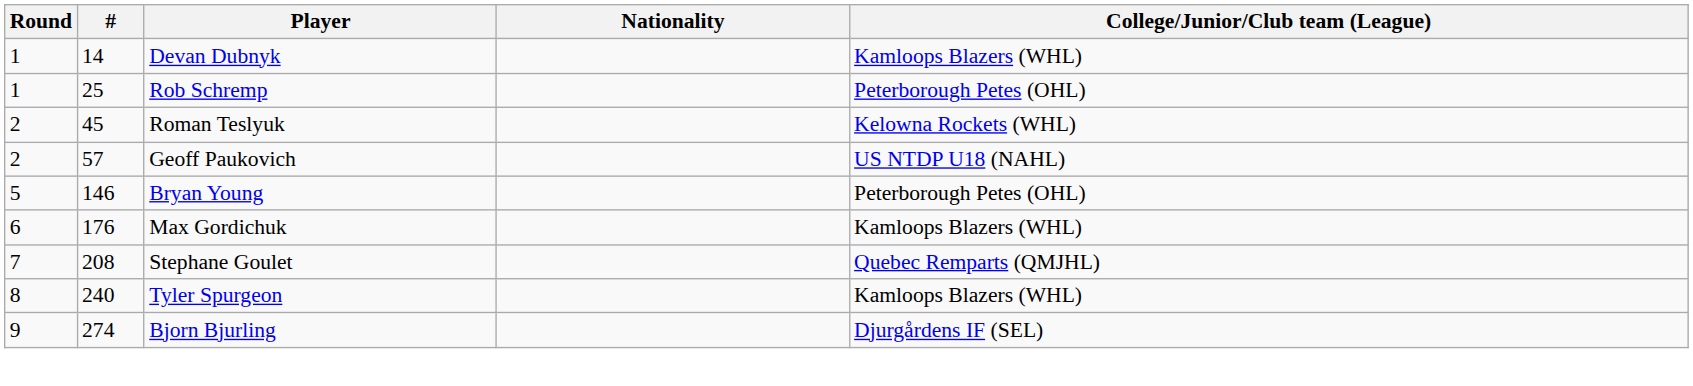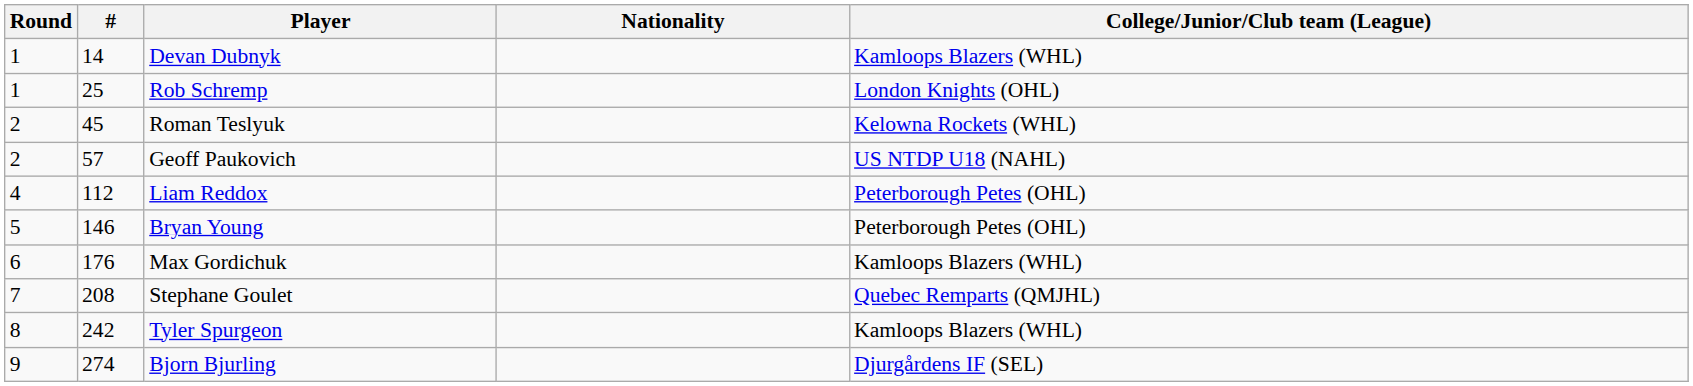(970, 90) Peterborough Petes (OHL) -> (957, 90) London Knights (OHL)
+ row: (208, 192)
(98, 295) 240 -> (98, 329) 242
